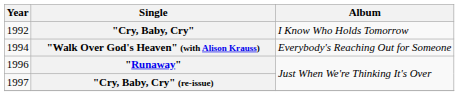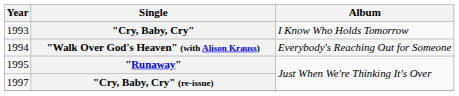(18, 30) 1992 -> (18, 30) 1993
(18, 64) 1996 -> (18, 64) 1995
